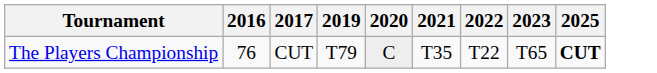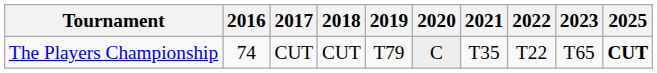+ column: (341, 20)
(246, 52) 76 -> (246, 52) 74
